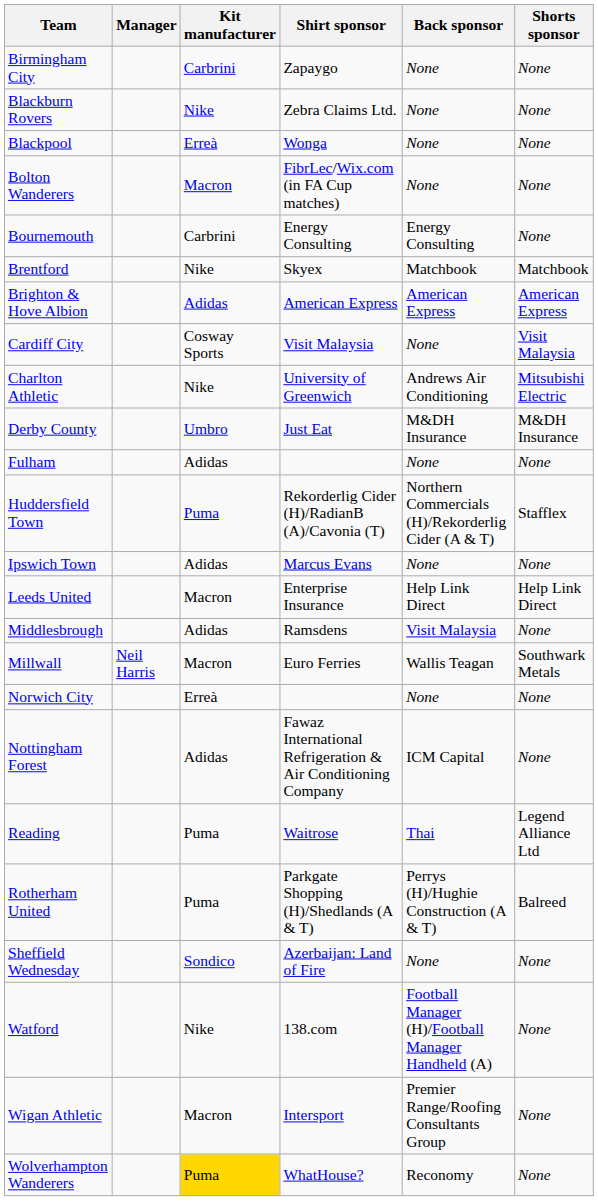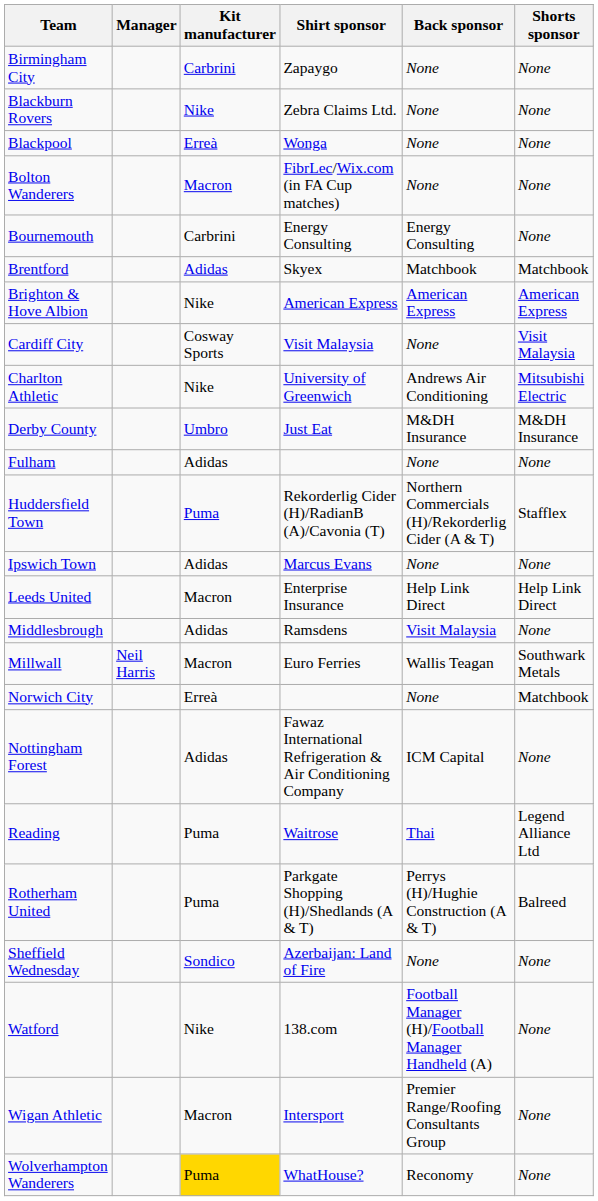(199, 269) Nike -> (206, 269) Adidas
(206, 302) Adidas -> (199, 302) Nike
(534, 697) None -> (553, 697) Matchbook
